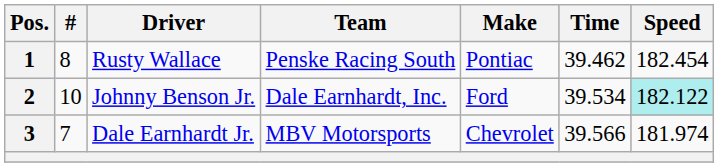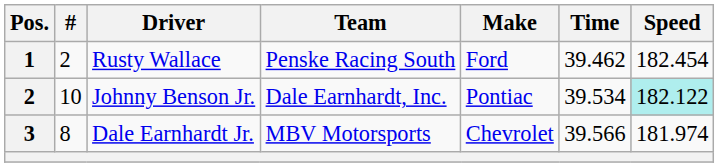(65, 59) 8 -> (65, 59) 2
(499, 59) Pontiac -> (487, 59) Ford
(487, 96) Ford -> (499, 96) Pontiac
(65, 133) 7 -> (65, 133) 8
